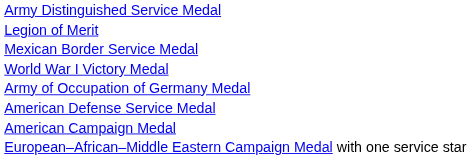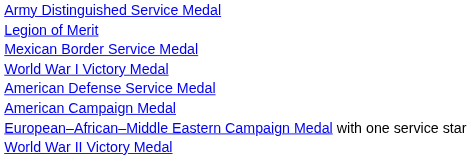- row: (127, 89)
+ row: (88, 147)
